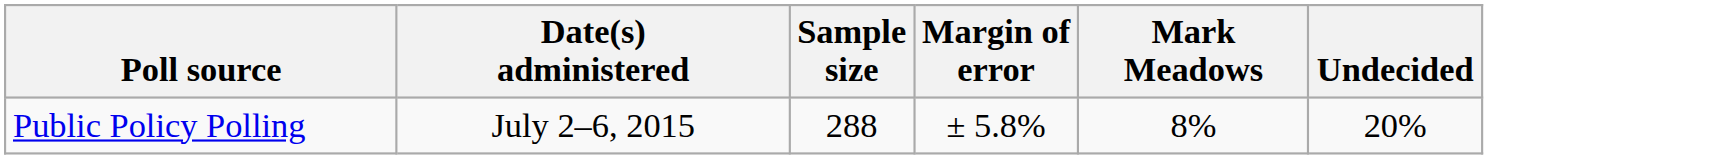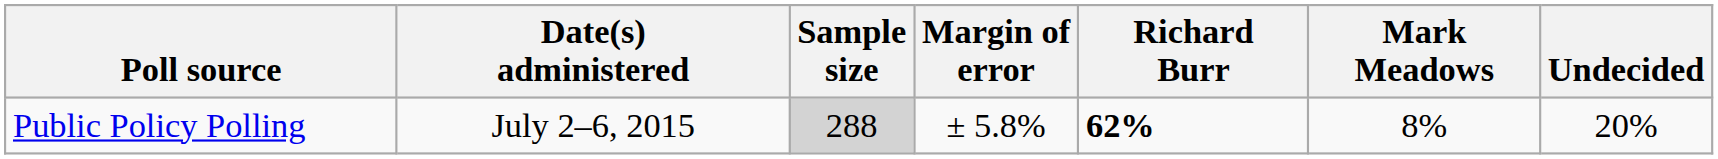+ column: (1193, 51)
(852, 125) no background -> (852, 125) lightgrey background
